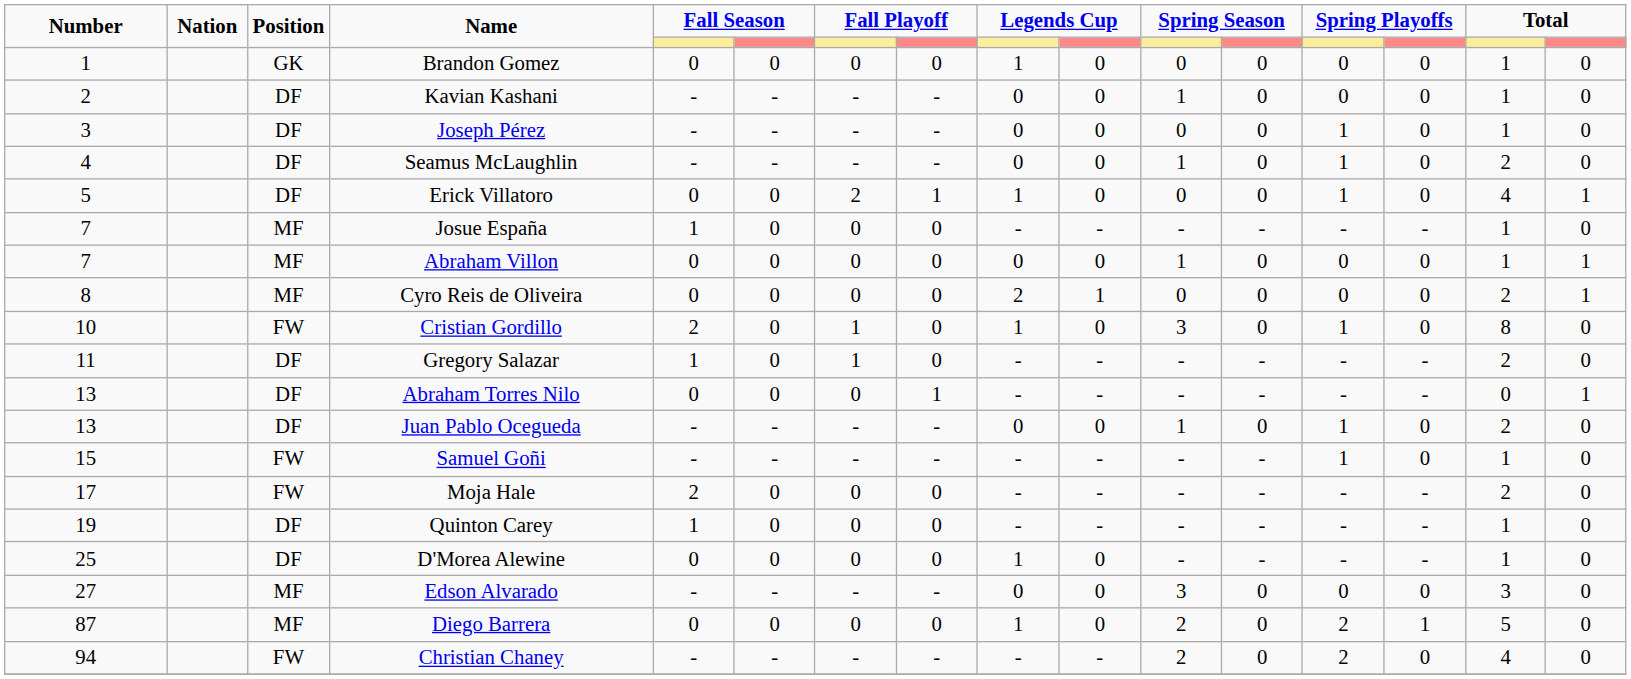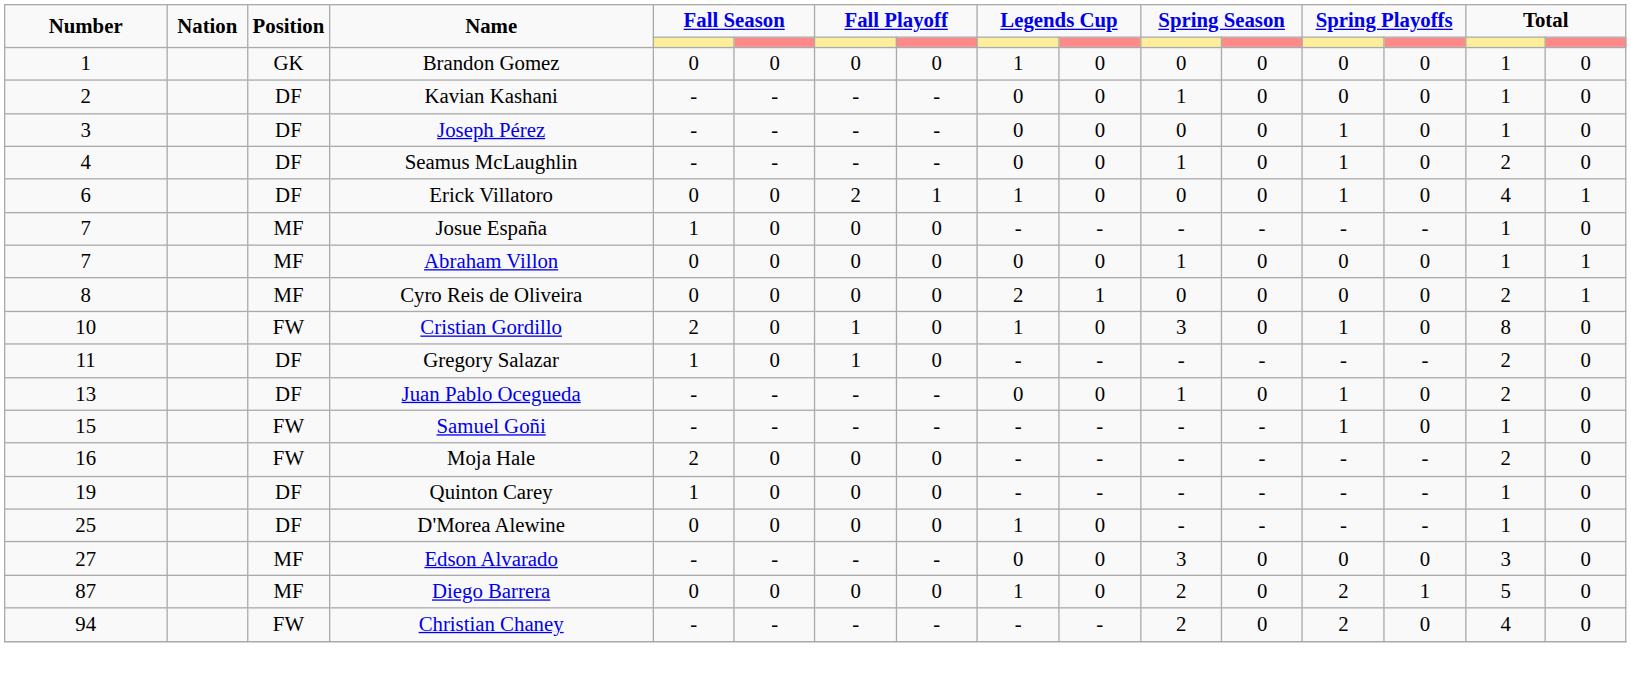(86, 195) 5 -> (86, 195) 6
- row: (491, 393)
(86, 492) 17 -> (86, 459) 16
